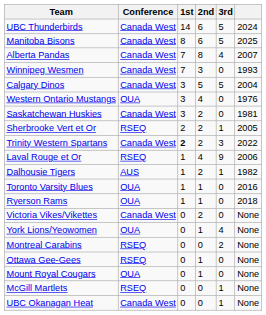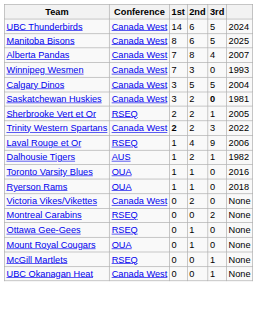- row: (61, 99)
(221, 114) normal -> (213, 99) bold
- row: (52, 230)
